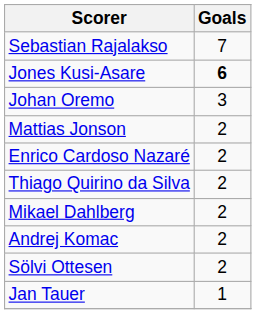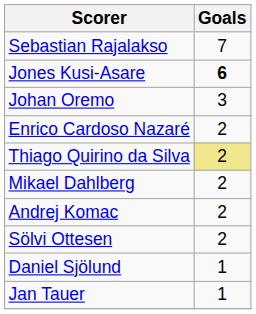- row: (67, 128)
(222, 184) no background -> (222, 156) khaki background
+ row: (65, 267)
